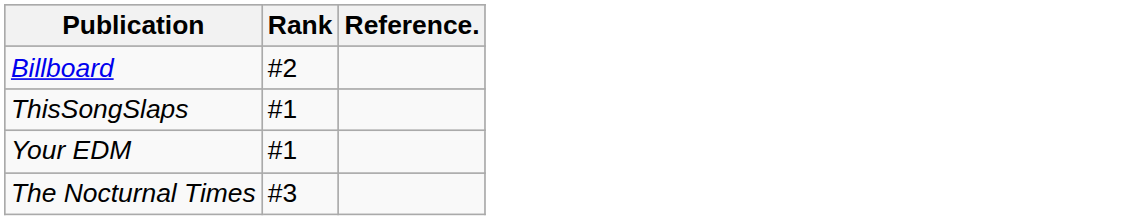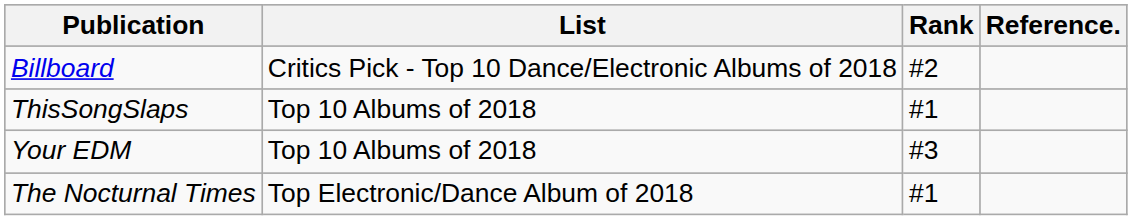+ column: (582, 25)
(283, 151) #1 -> (924, 151) #3
(283, 192) #3 -> (924, 192) #1
